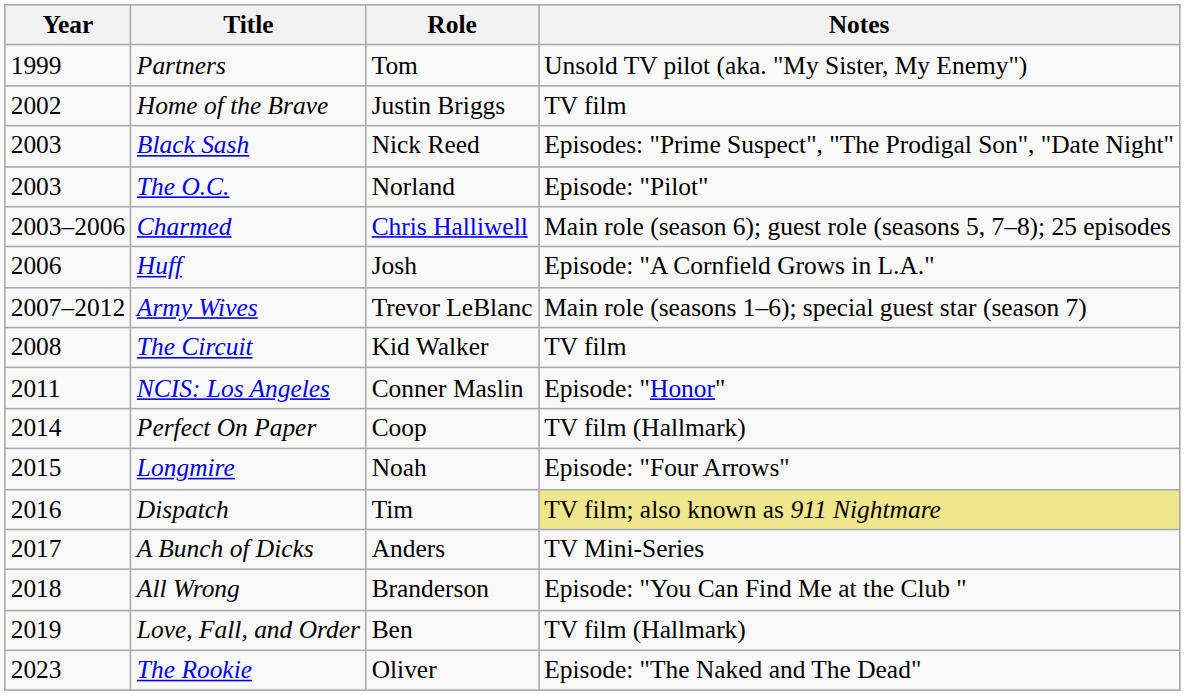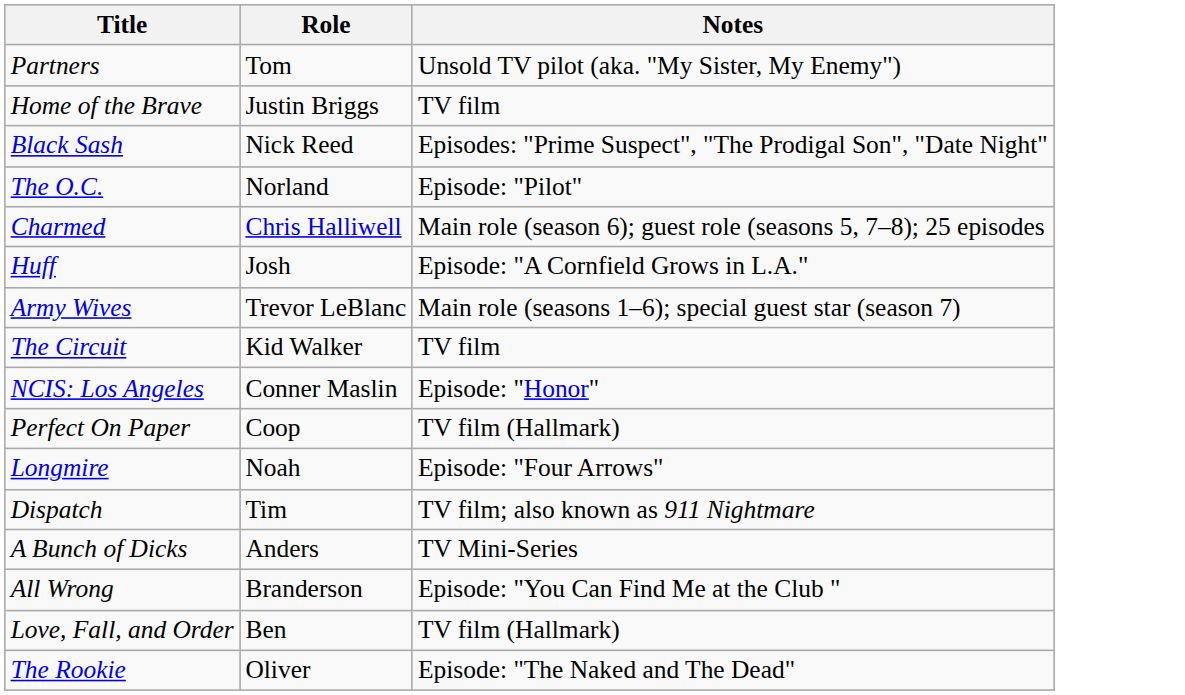- column: (68, 24)
(743, 508) khaki background -> (616, 508) no background
